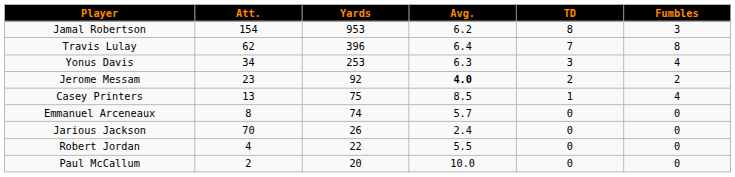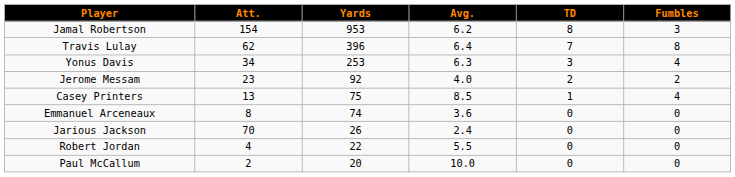(463, 80) bold -> (463, 80) normal
(463, 113) 5.7 -> (463, 113) 3.6
